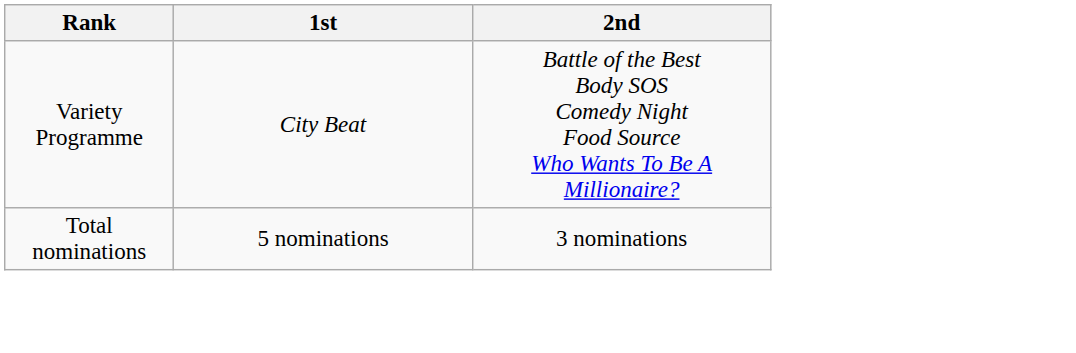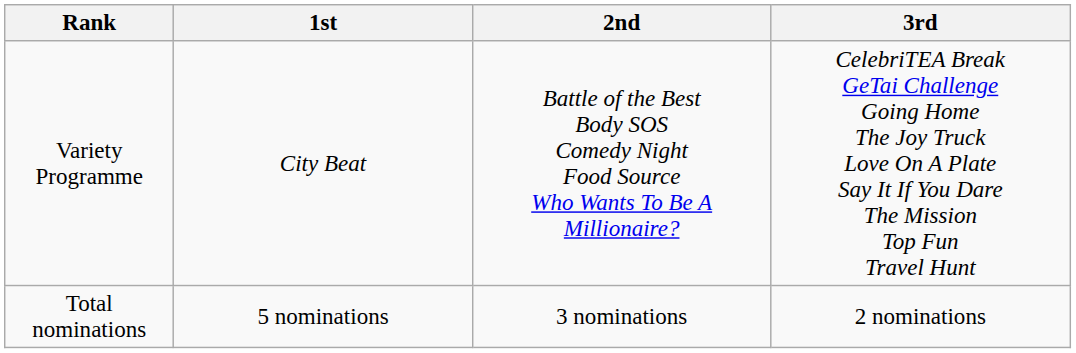+ column: (920, 22)
